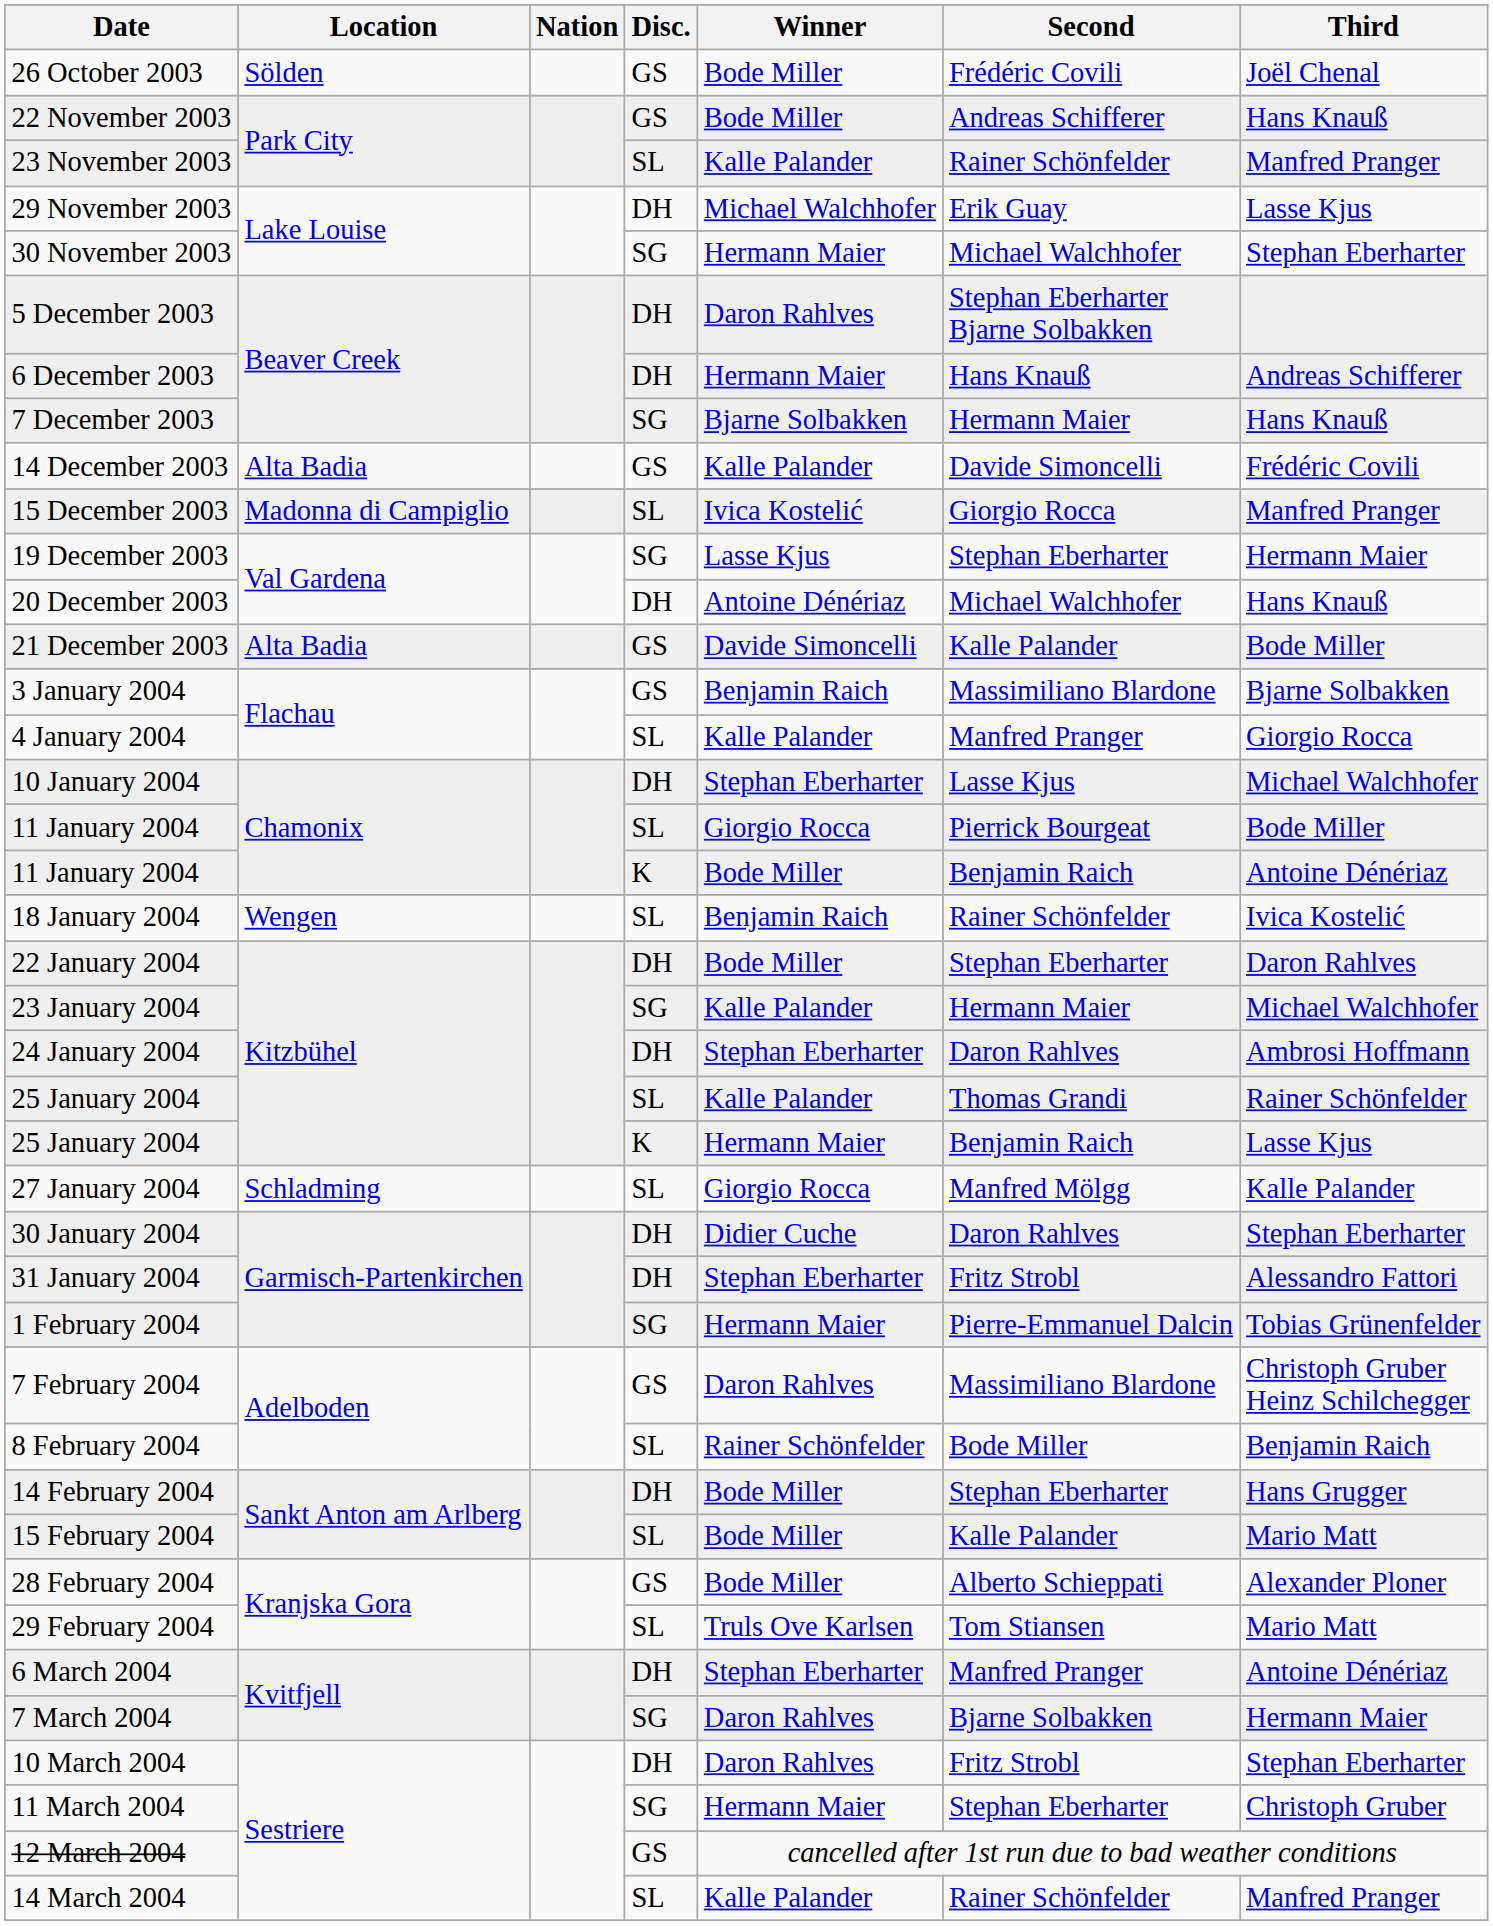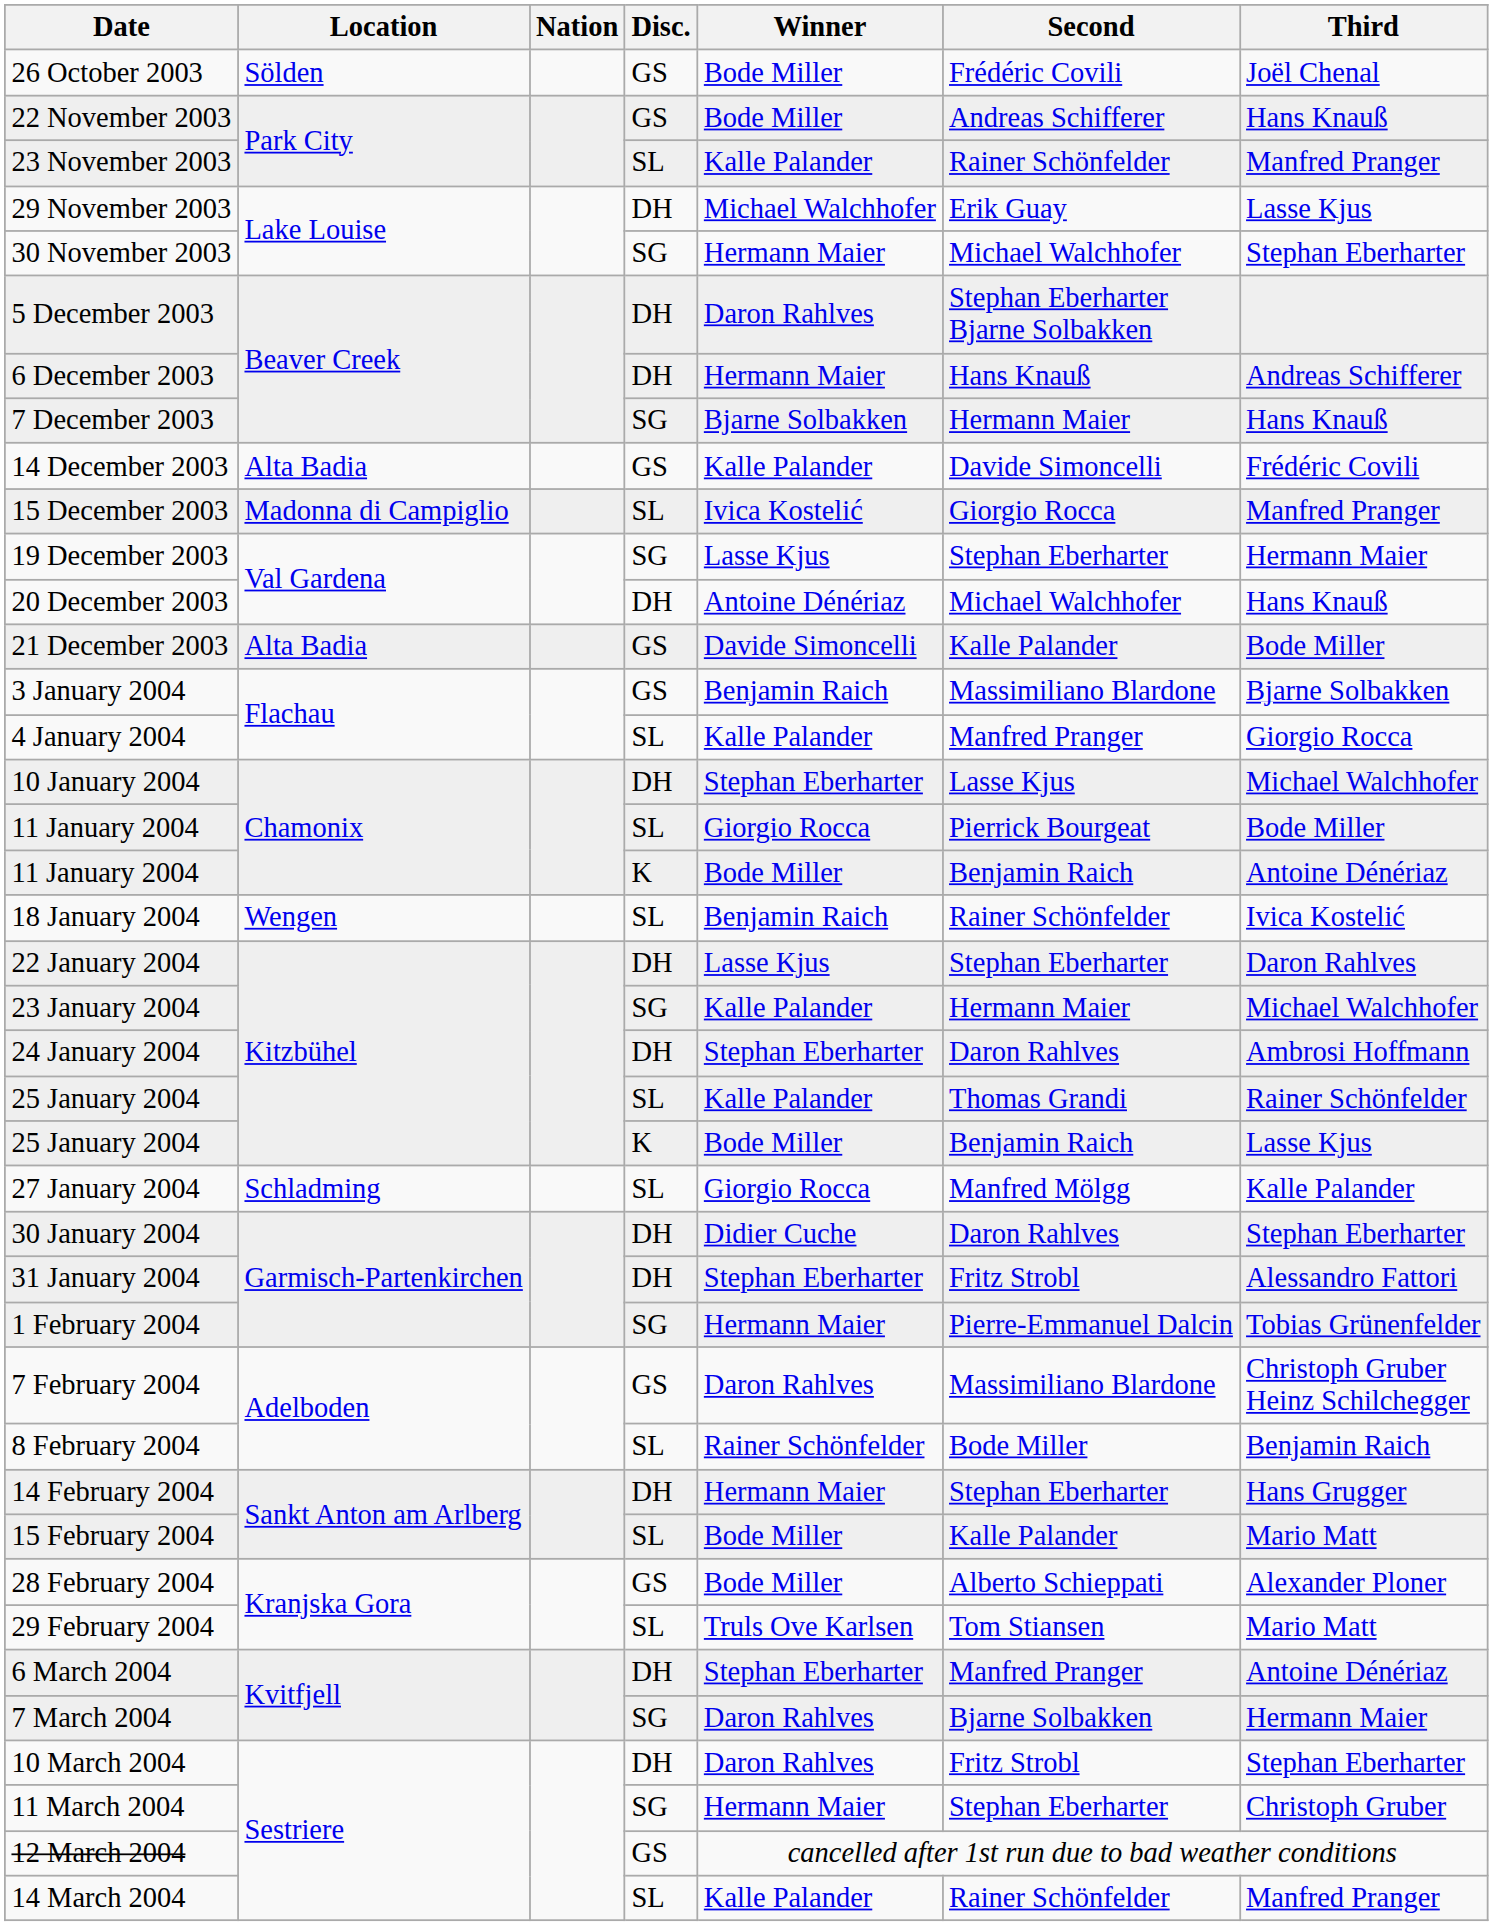(773, 962) Bode Miller -> (767, 962) Lasse Kjus
(794, 1143) Hermann Maier -> (773, 1143) Bode Miller
(773, 1491) Bode Miller -> (794, 1491) Hermann Maier
